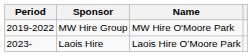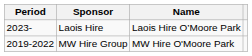rows swapped: (93, 28) <-> (81, 43)
